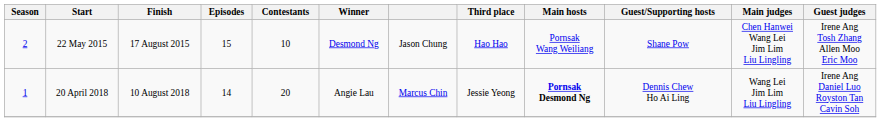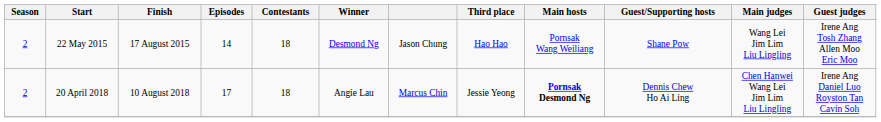(226, 43) 15 -> (226, 43) 14
(286, 43) 10 -> (286, 43) 18
(767, 43) Chen Hanwei Wang Lei Jim Lim Liu Lingling -> (767, 43) Wang Lei Jim Lim Liu Lingling
(25, 92) 1 -> (25, 92) 2
(226, 92) 14 -> (226, 92) 17
(286, 92) 20 -> (286, 92) 18
(767, 92) Wang Lei Jim Lim Liu Lingling -> (767, 92) Chen Hanwei Wang Lei Jim Lim Liu Lingling
